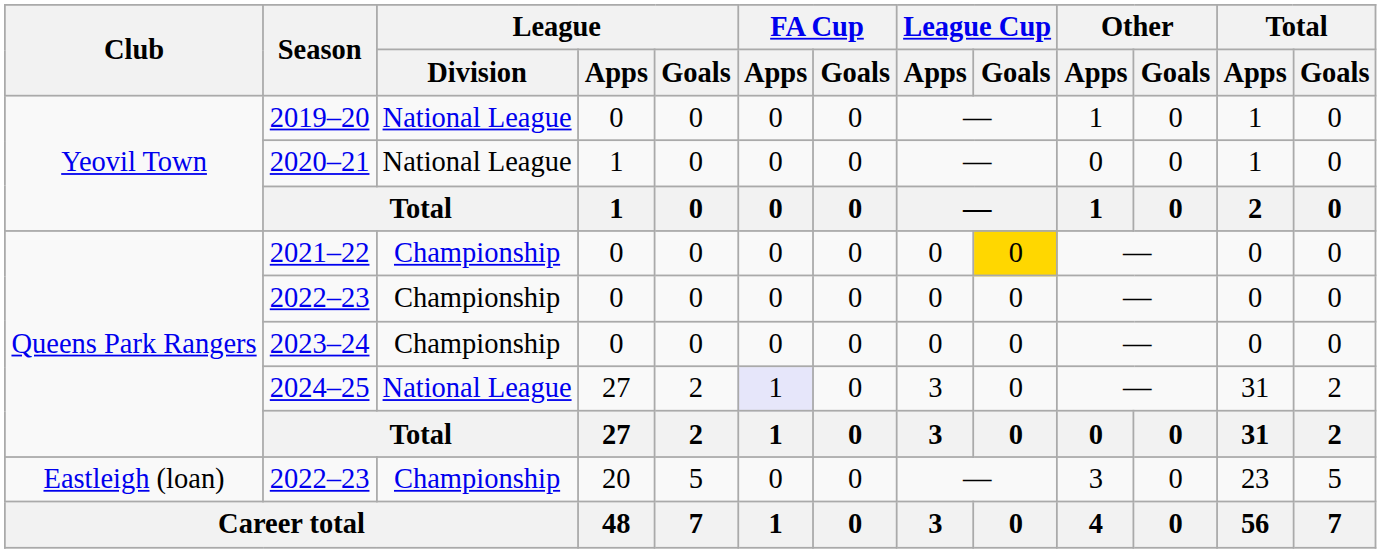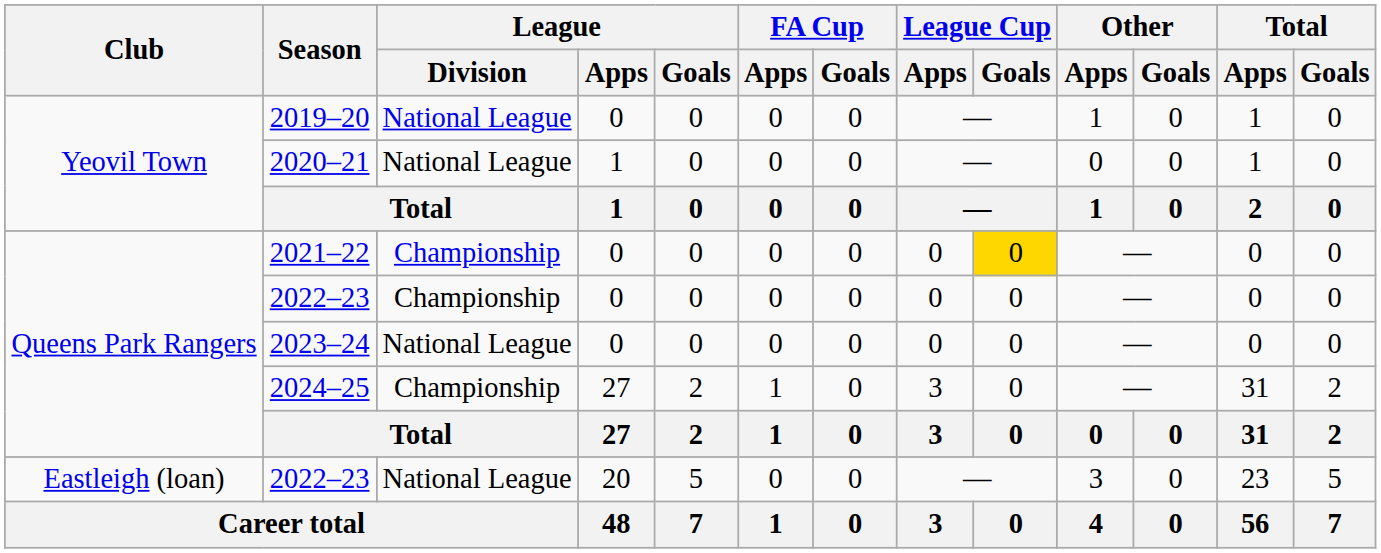(477, 343) Championship -> (477, 343) National League
(477, 388) National League -> (477, 388) Championship
(776, 388) lavender background -> (776, 388) no background
(477, 478) Championship -> (477, 478) National League
